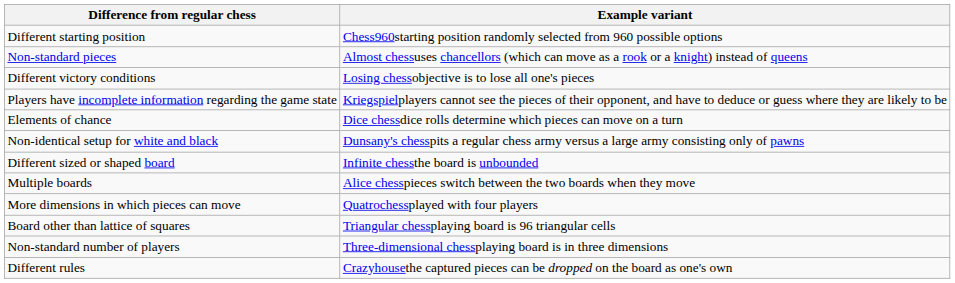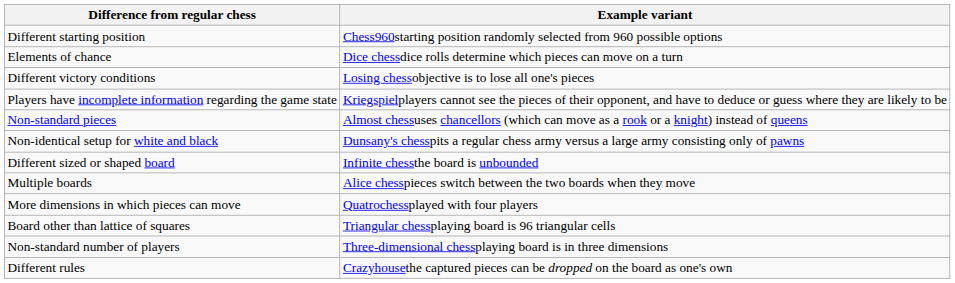rows swapped: (62, 57) <-> (59, 120)
